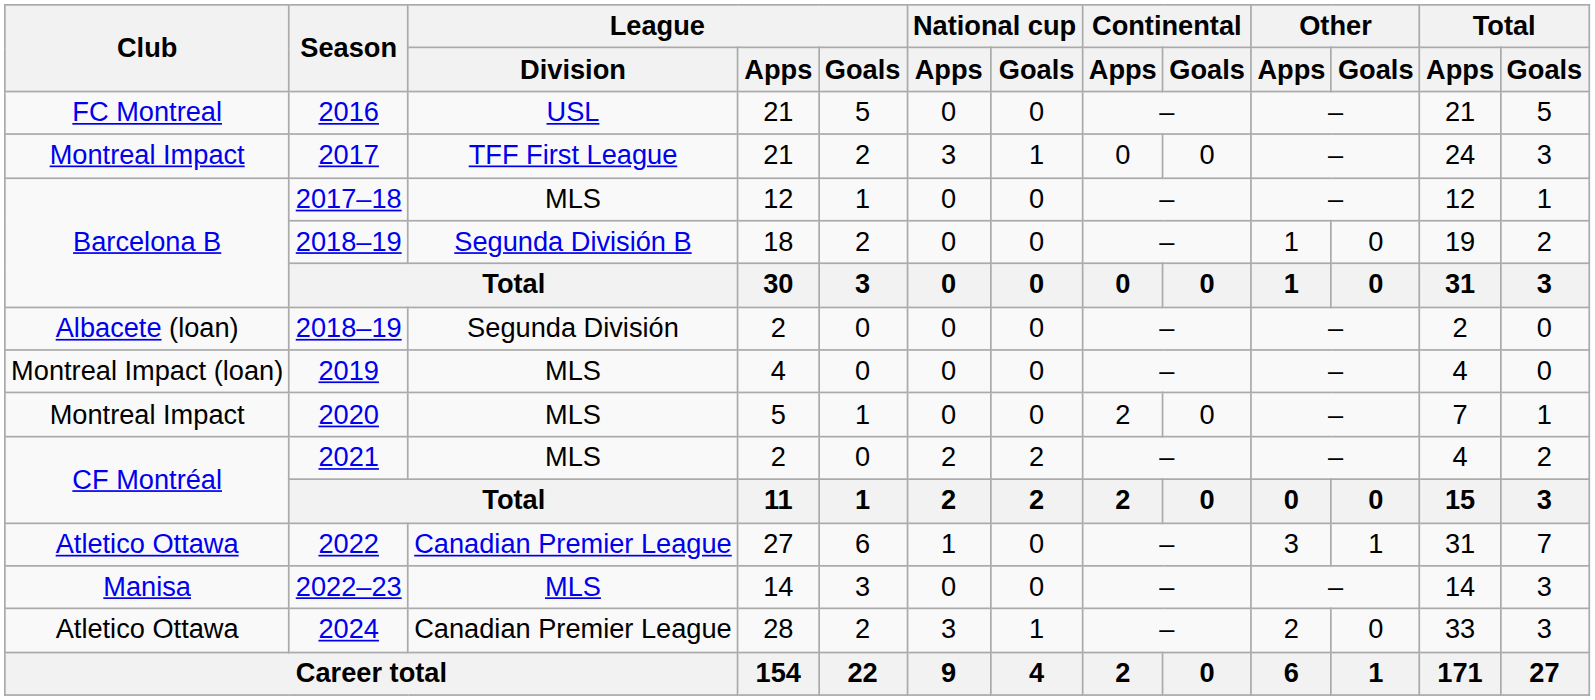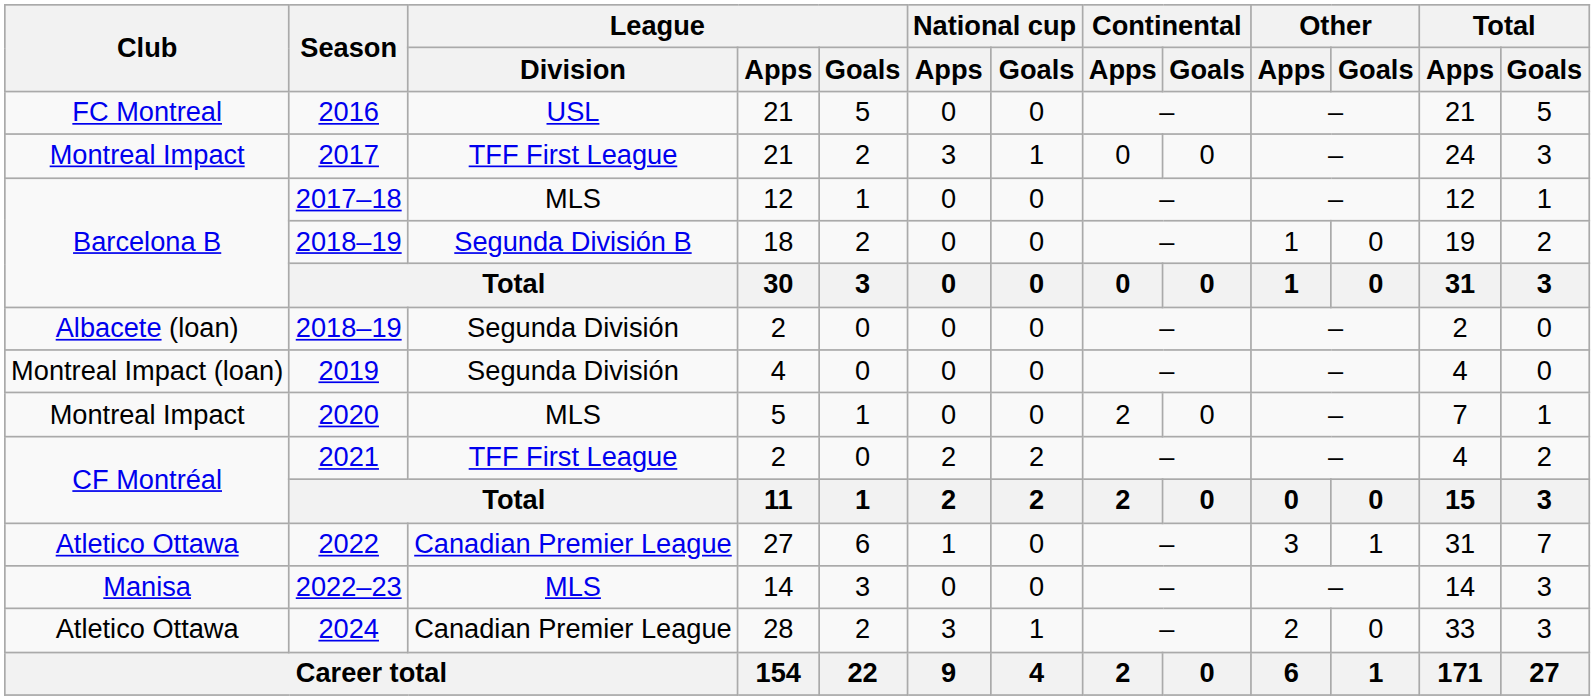(573, 371) MLS -> (573, 371) Segunda División
(573, 457) MLS -> (573, 457) TFF First League
